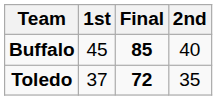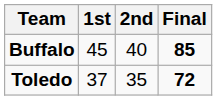columns swapped: (190, 19) <-> (142, 19)
